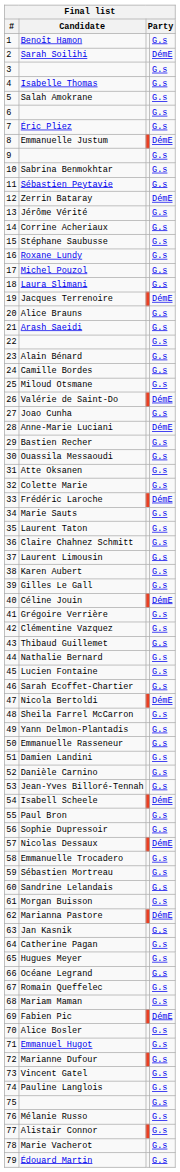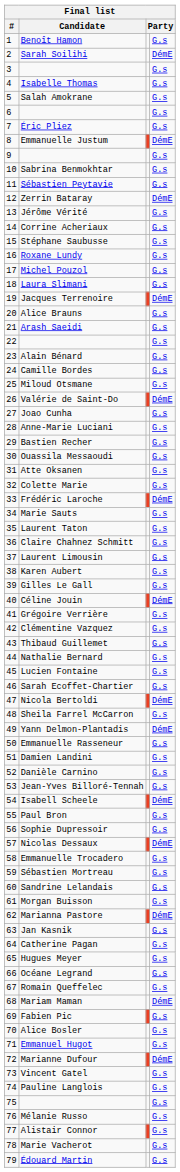(162, 428) DémE -> (160, 428) G.s
(160, 730) G.s -> (162, 730) DémE
(160, 1002) G.s -> (162, 1002) DémE
(162, 1017) DémE -> (160, 1017) G.s
(160, 1060) G.s -> (162, 1060) DémE
